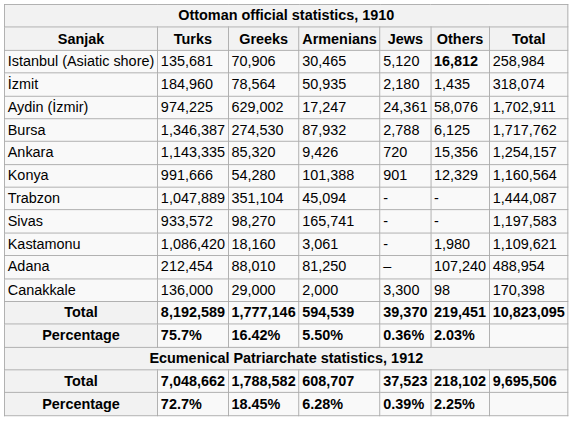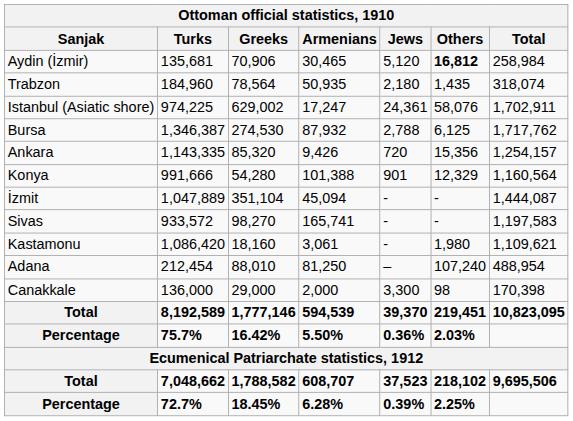(81, 61) Istanbul (Asiatic shore) -> (48, 61) Aydin (İzmir)
(23, 84) İzmit -> (34, 84) Trabzon
(48, 107) Aydin (İzmir) -> (81, 107) Istanbul (Asiatic shore)
(34, 198) Trabzon -> (23, 198) İzmit
